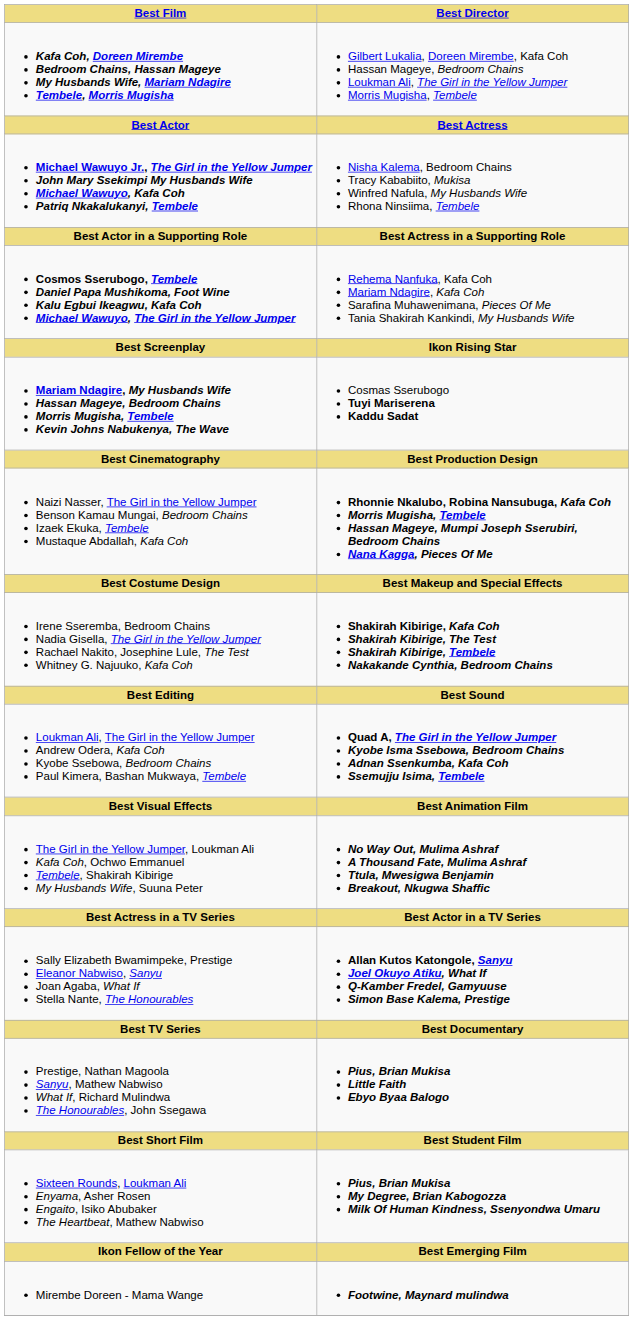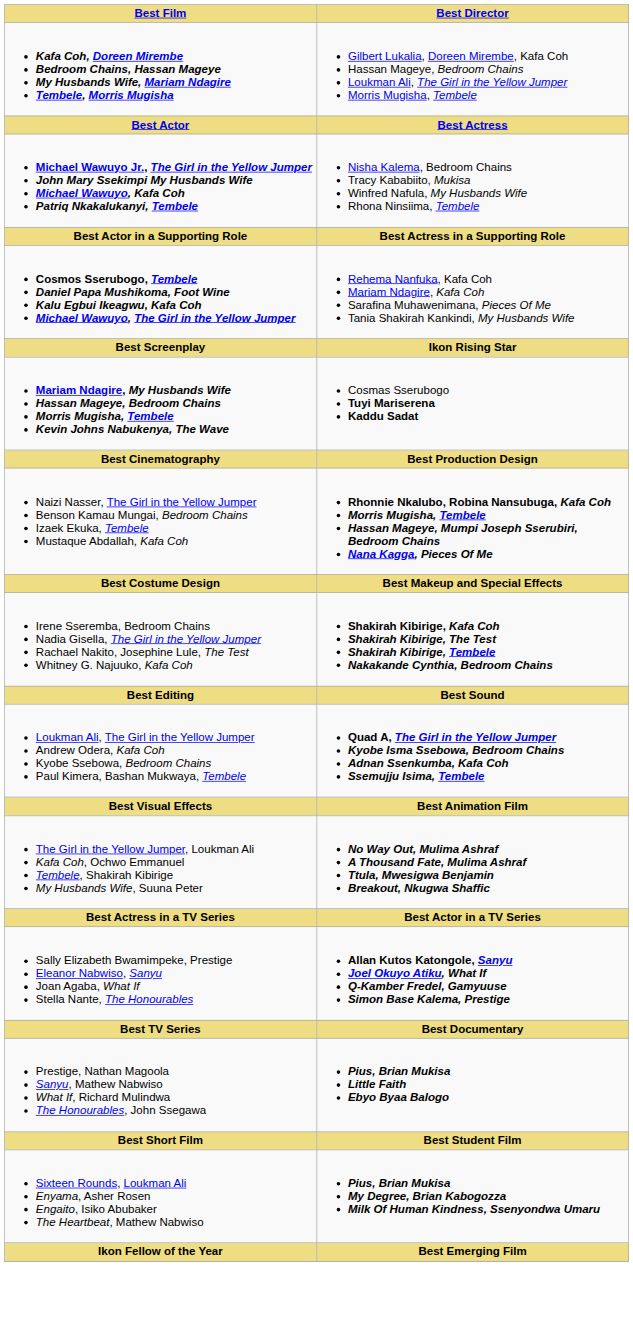- row: (160, 1295)
